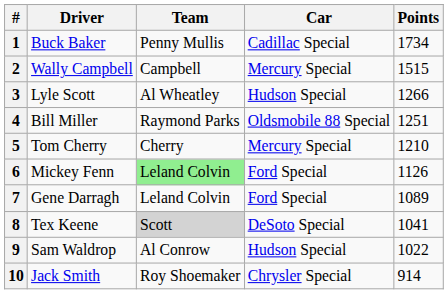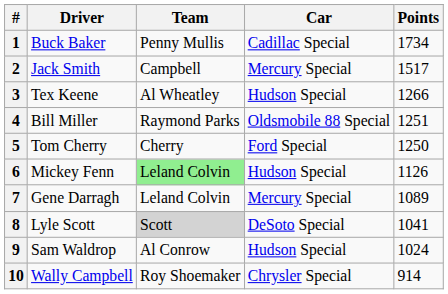(82, 69) Wally Campbell -> (66, 69) Jack Smith
(413, 69) 1515 -> (413, 69) 1517
(63, 95) Lyle Scott -> (65, 95) Tex Keene
(300, 146) Mercury Special -> (287, 146) Ford Special
(413, 146) 1210 -> (413, 146) 1250
(287, 172) Ford Special -> (297, 172) Hudson Special
(287, 198) Ford Special -> (300, 198) Mercury Special
(65, 224) Tex Keene -> (63, 224) Lyle Scott
(413, 249) 1022 -> (413, 249) 1024
(66, 275) Jack Smith -> (82, 275) Wally Campbell
